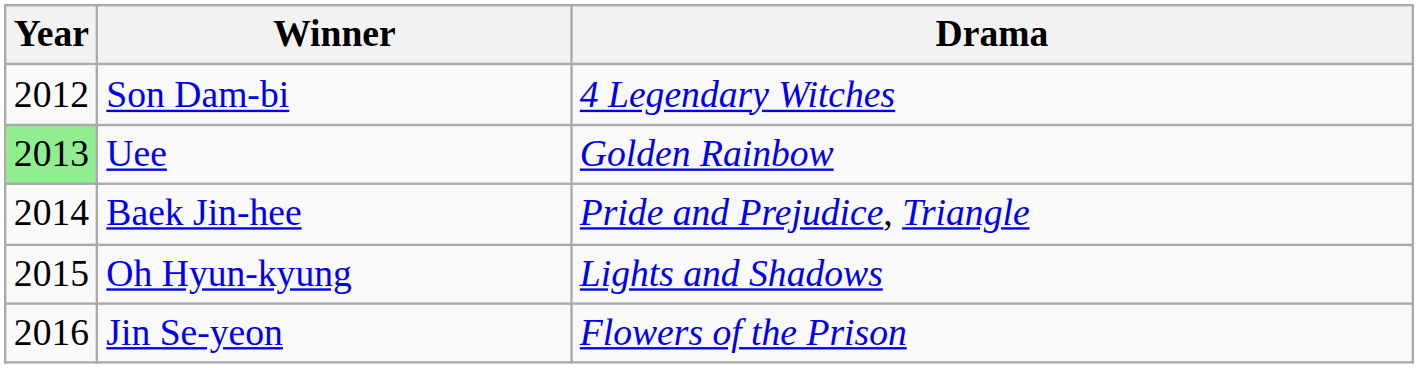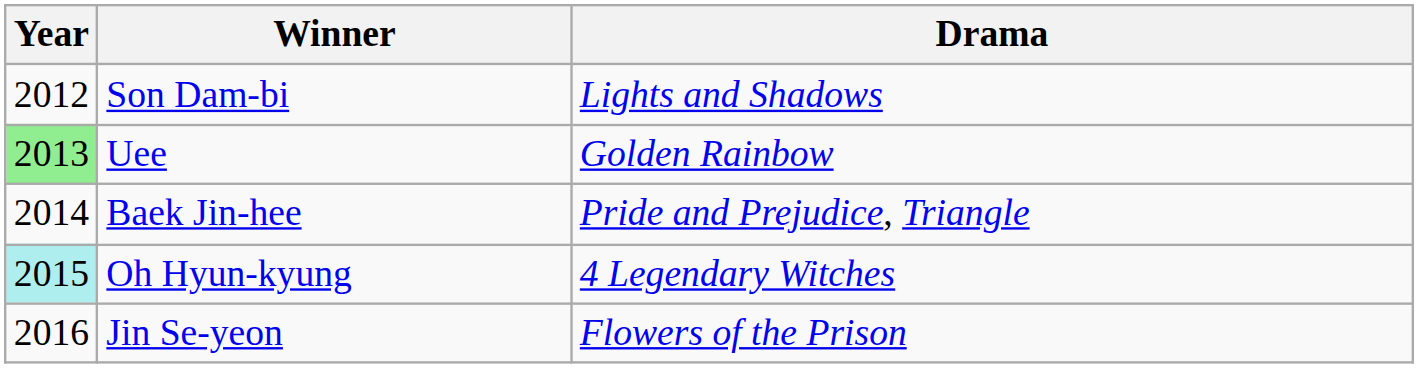(738, 93) 4 Legendary Witches -> (731, 93) Lights and Shadows
(51, 272) no background -> (51, 272) paleturquoise background
(731, 272) Lights and Shadows -> (738, 272) 4 Legendary Witches
